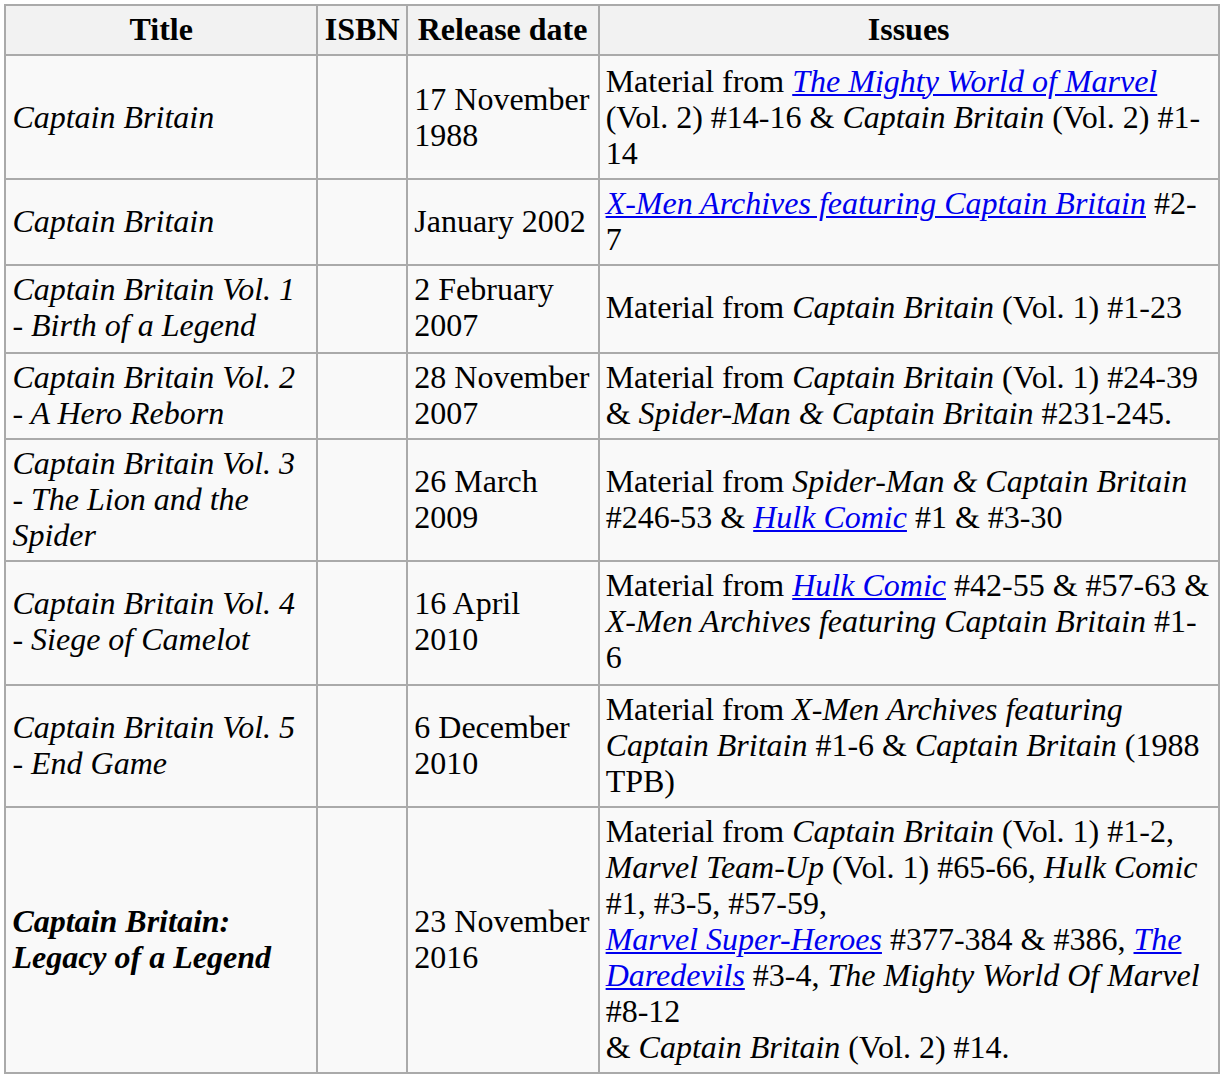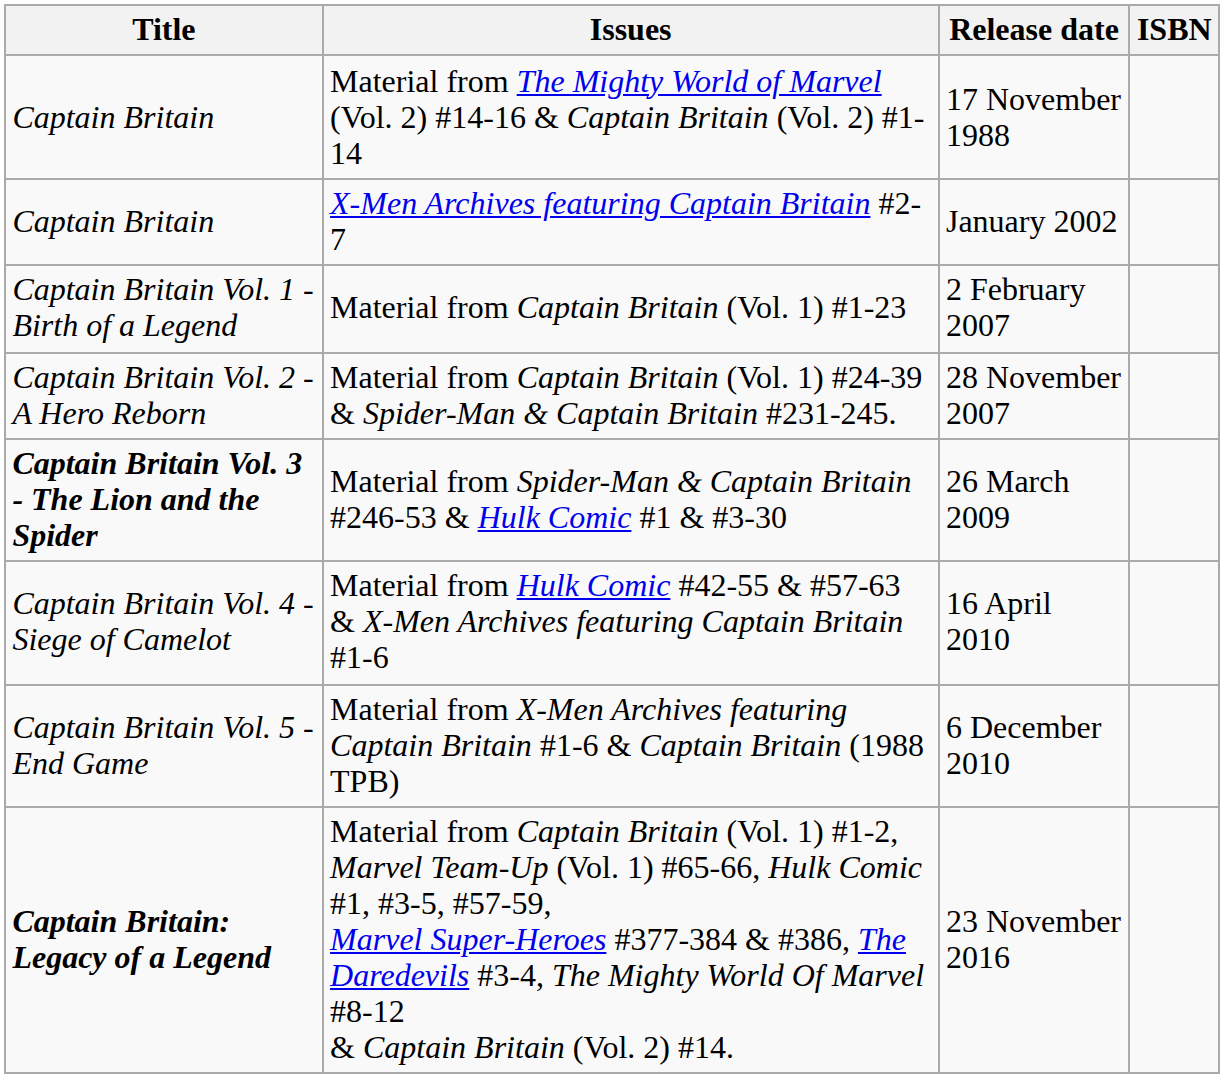columns swapped: (362, 29) <-> (909, 29)
(154, 499) normal -> (157, 499) bold
